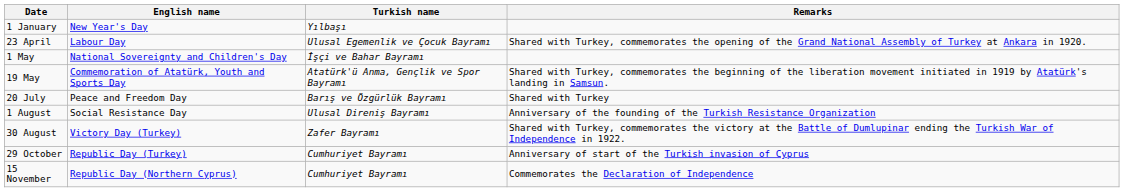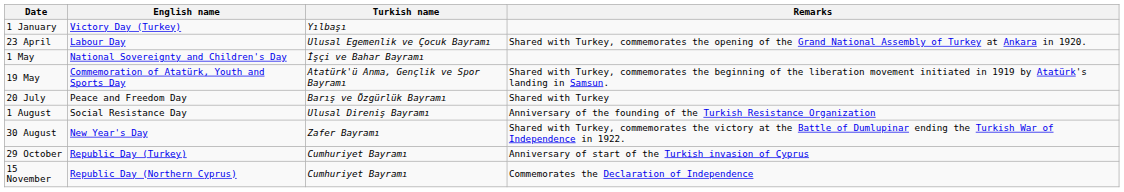(109, 27) New Year's Day -> (126, 27) Victory Day (Turkey)
(126, 133) Victory Day (Turkey) -> (109, 133) New Year's Day
